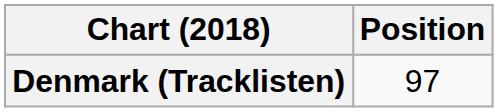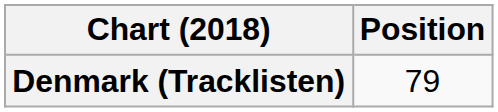(423, 80) 97 -> (423, 80) 79
